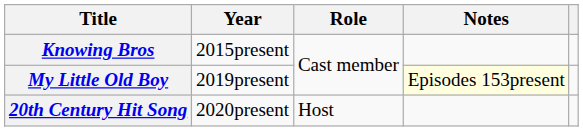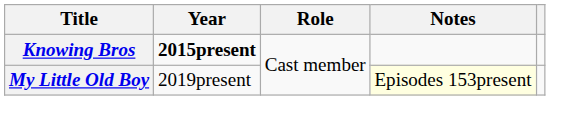(243, 49) normal -> (207, 49) bold
- row: (98, 110)
